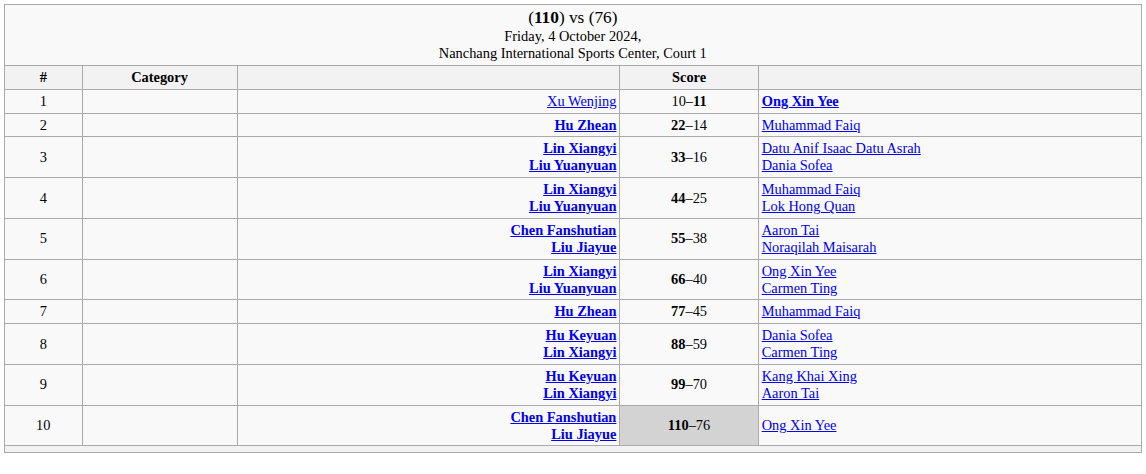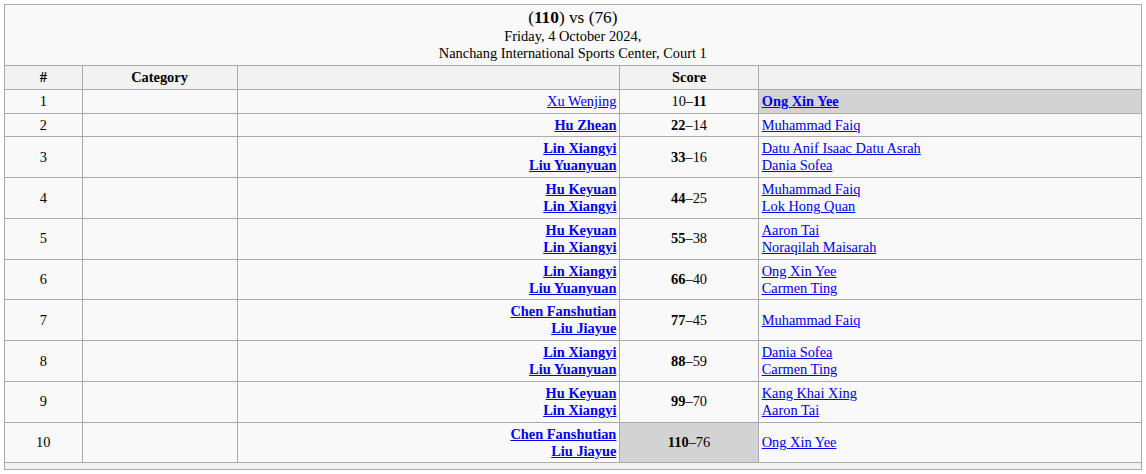(800, 101) no background -> (800, 101) lightgrey background
(573, 198) Lin Xiangyi Liu Yuanyuan -> (580, 198) Hu Keyuan Lin Xiangyi
(563, 238) Chen Fanshutian Liu Jiayue -> (580, 238) Hu Keyuan Lin Xiangyi
(585, 311) Hu Zhean -> (563, 320) Chen Fanshutian Liu Jiayue
(580, 344) Hu Keyuan Lin Xiangyi -> (573, 361) Lin Xiangyi Liu Yuanyuan
